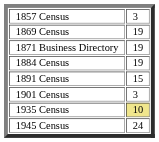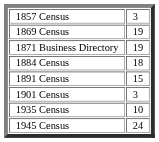(138, 63) 19 -> (138, 63) 18
(138, 110) khaki background -> (138, 110) no background
